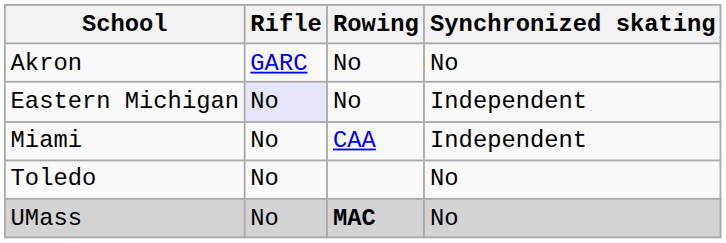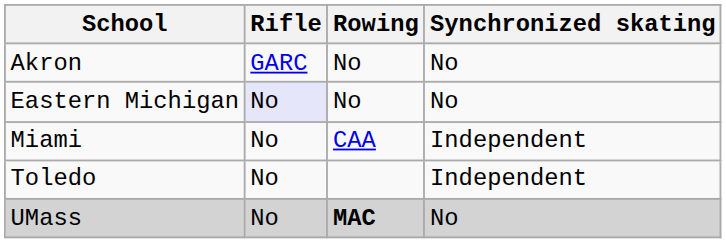(509, 102) Independent -> (444, 102) No
(444, 179) No -> (509, 179) Independent
